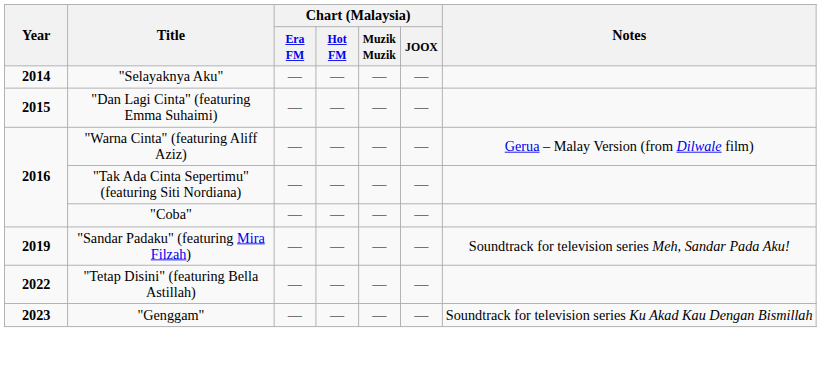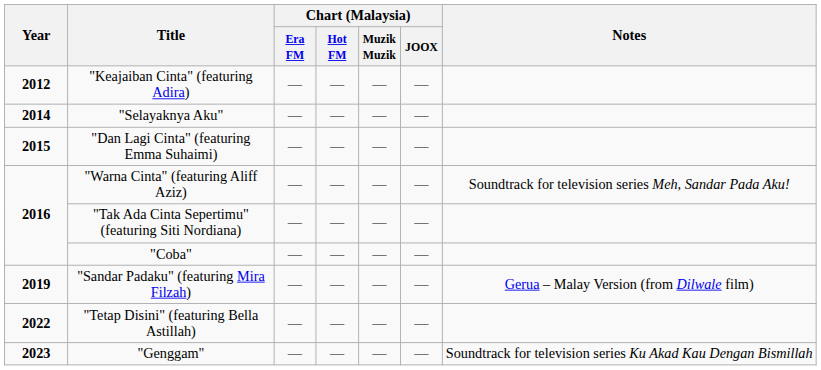+ row: (171, 84)
(629, 146) Gerua – Malay Version (from Dilwale film) -> (629, 184) Soundtrack for television series Meh, Sandar Pada Aku!
(629, 245) Soundtrack for television series Meh, Sandar Pada Aku! -> (629, 284) Gerua – Malay Version (from Dilwale film)
